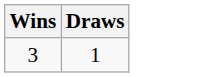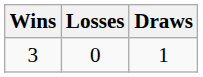+ column: (95, 21)
